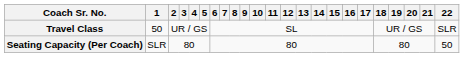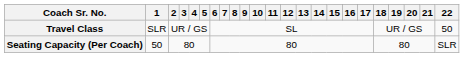(157, 28) 50 -> (157, 28) SLR
(447, 28) SLR -> (447, 28) 50
(157, 44) SLR -> (157, 44) 50
(447, 44) 50 -> (447, 44) SLR
